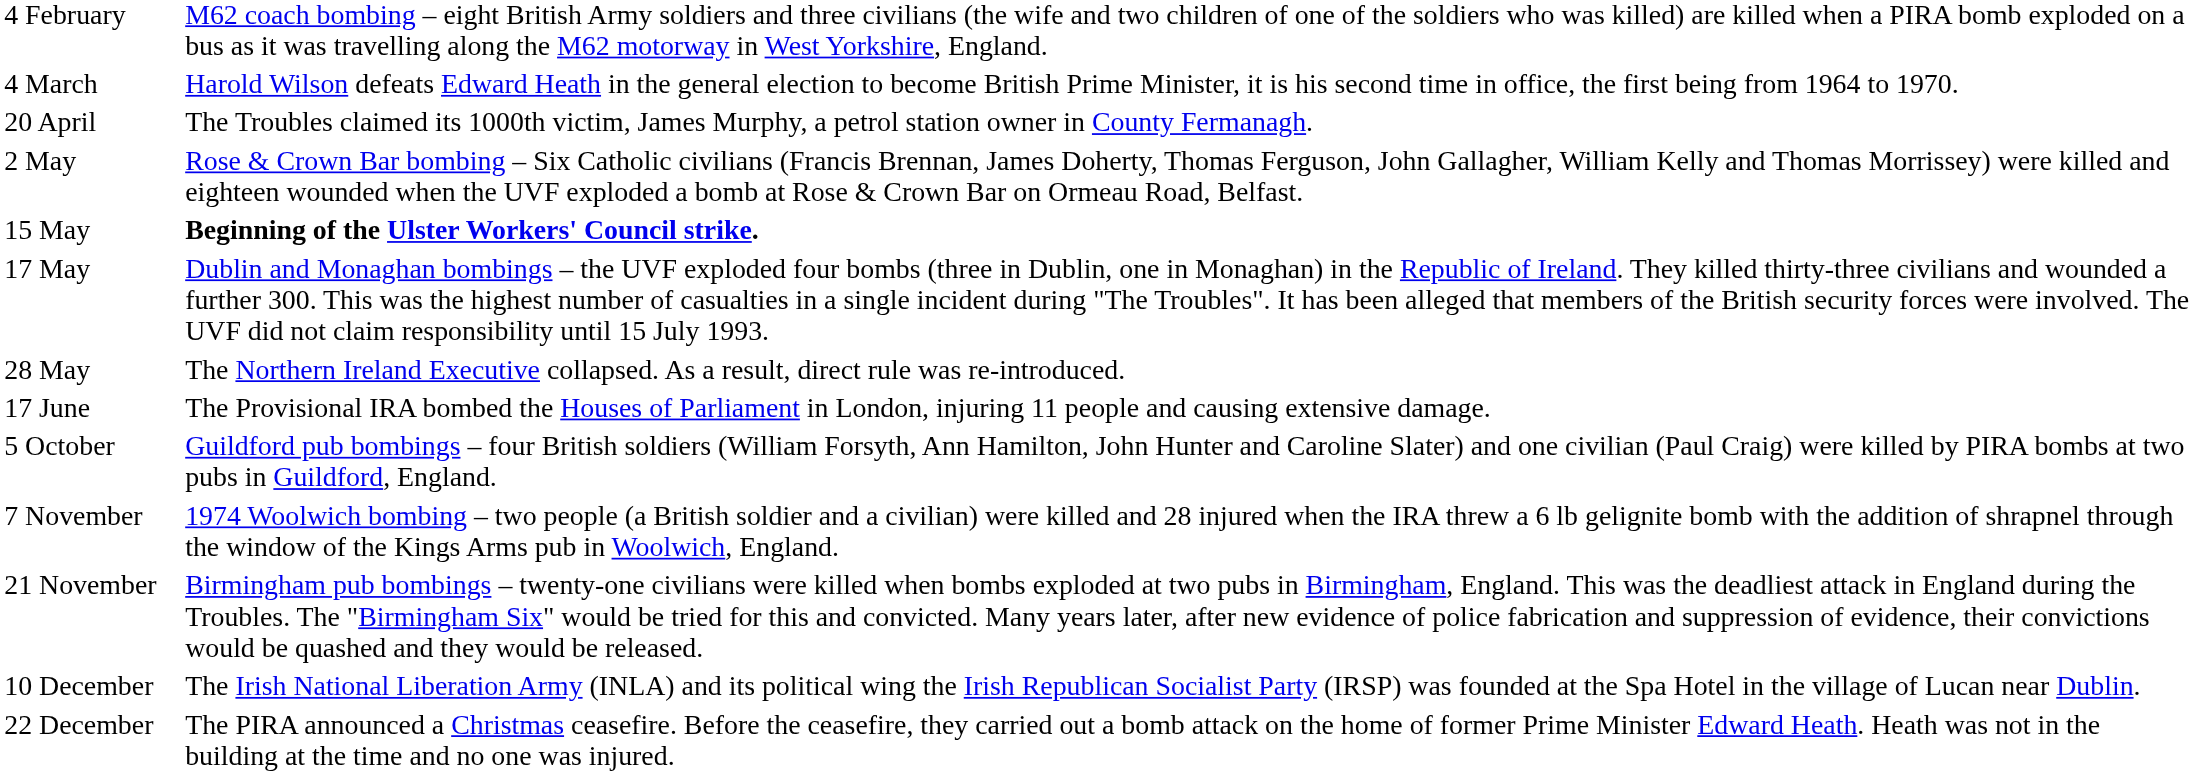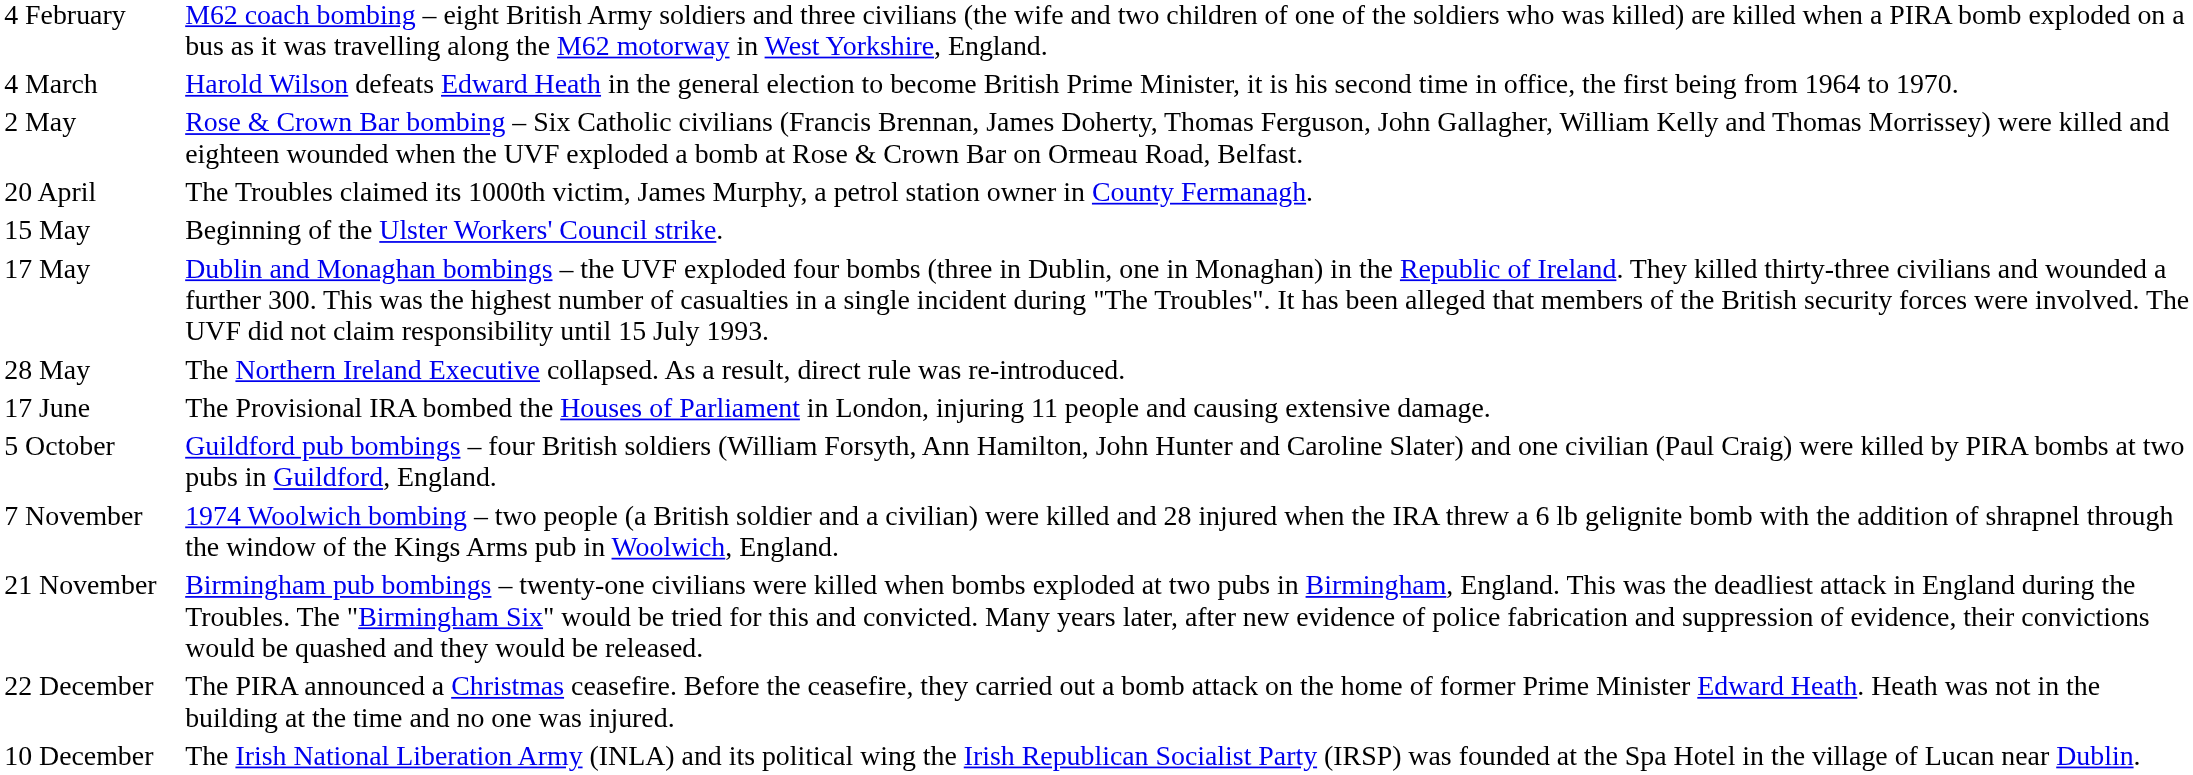rows swapped: (50, 122) <-> (40, 160)
(472, 230) bold -> (454, 230) normal
rows swapped: (79, 686) <-> (79, 724)
